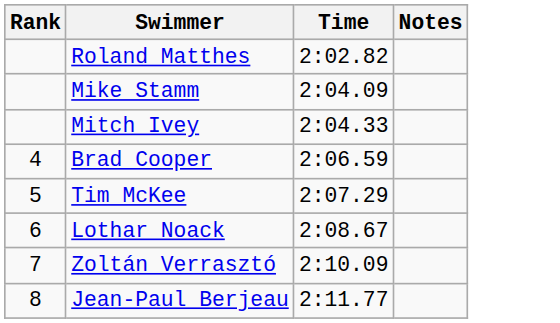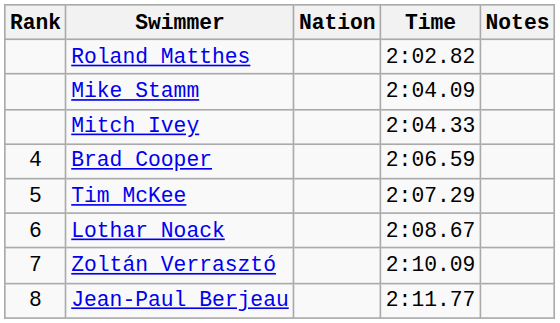+ column: (337, 22)
